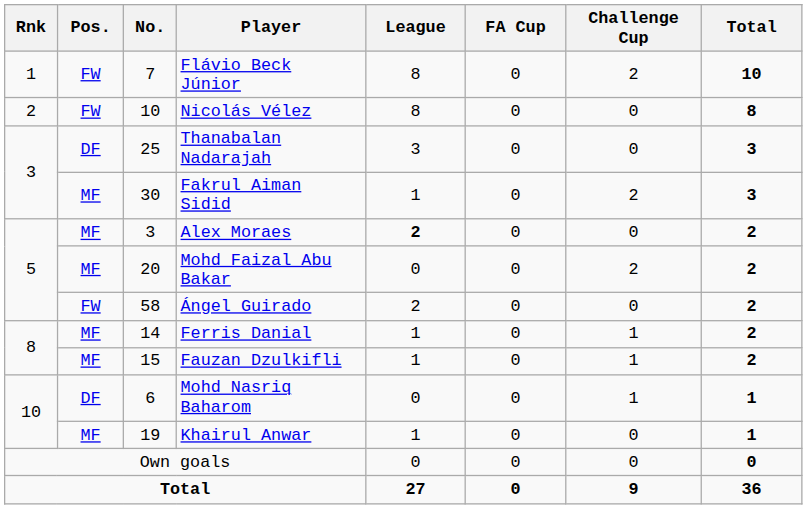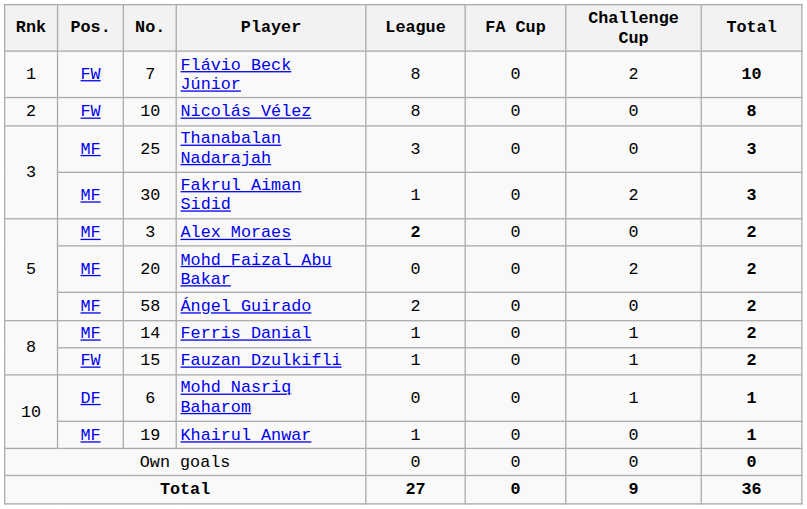(91, 149) DF -> (91, 149) MF
(91, 306) FW -> (91, 306) MF
(91, 361) MF -> (91, 361) FW
